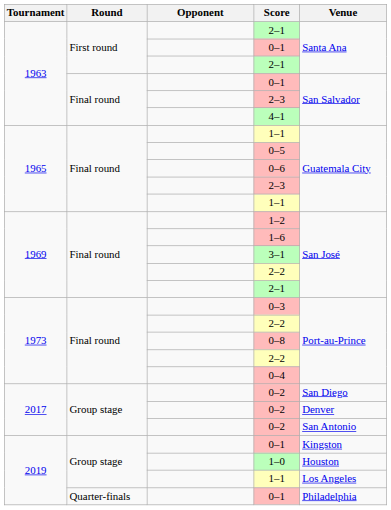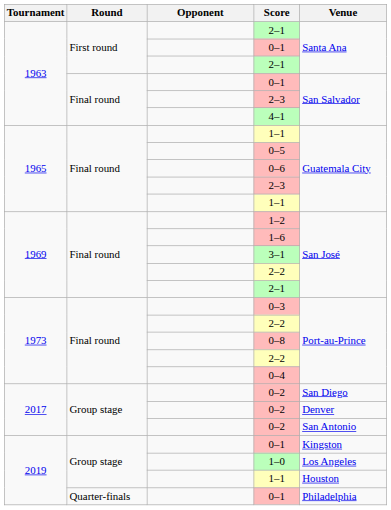(321, 461) Houston -> (329, 461) Los Angeles
(329, 479) Los Angeles -> (321, 479) Houston
